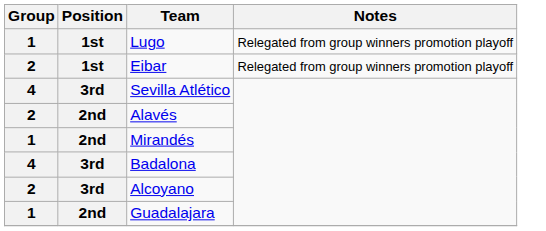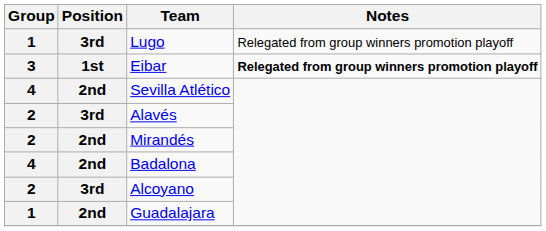(92, 41) 1st -> (92, 41) 3rd
(31, 66) 2 -> (31, 66) 3
(375, 67) normal -> (387, 66) bold
(92, 90) 3rd -> (92, 90) 2nd
(92, 115) 2nd -> (92, 115) 3rd
(31, 139) 1 -> (31, 139) 2
(92, 164) 3rd -> (92, 164) 2nd
